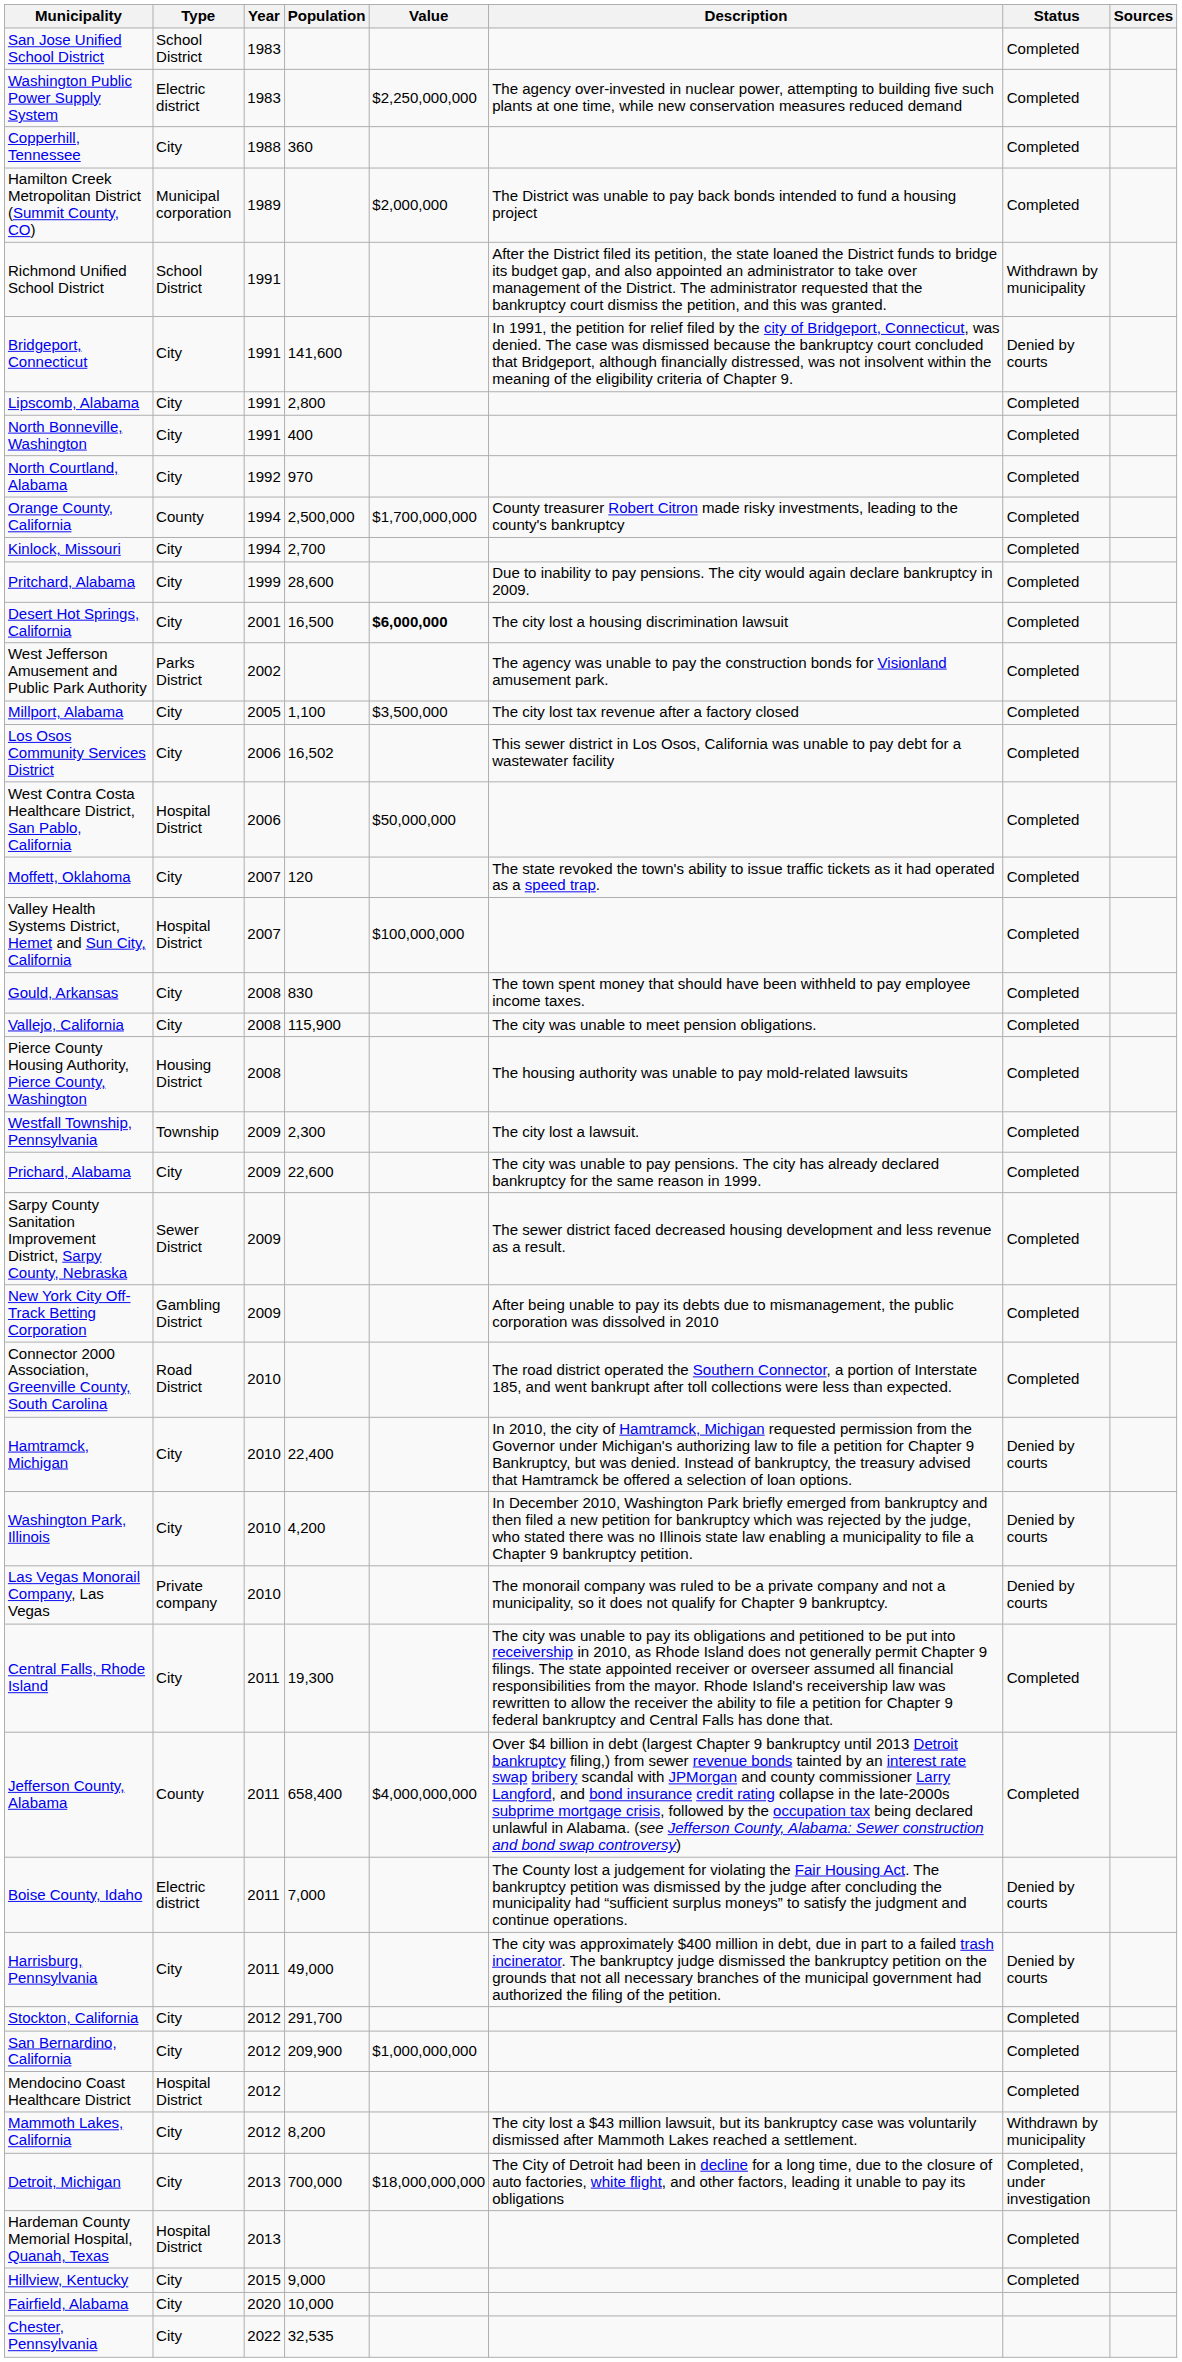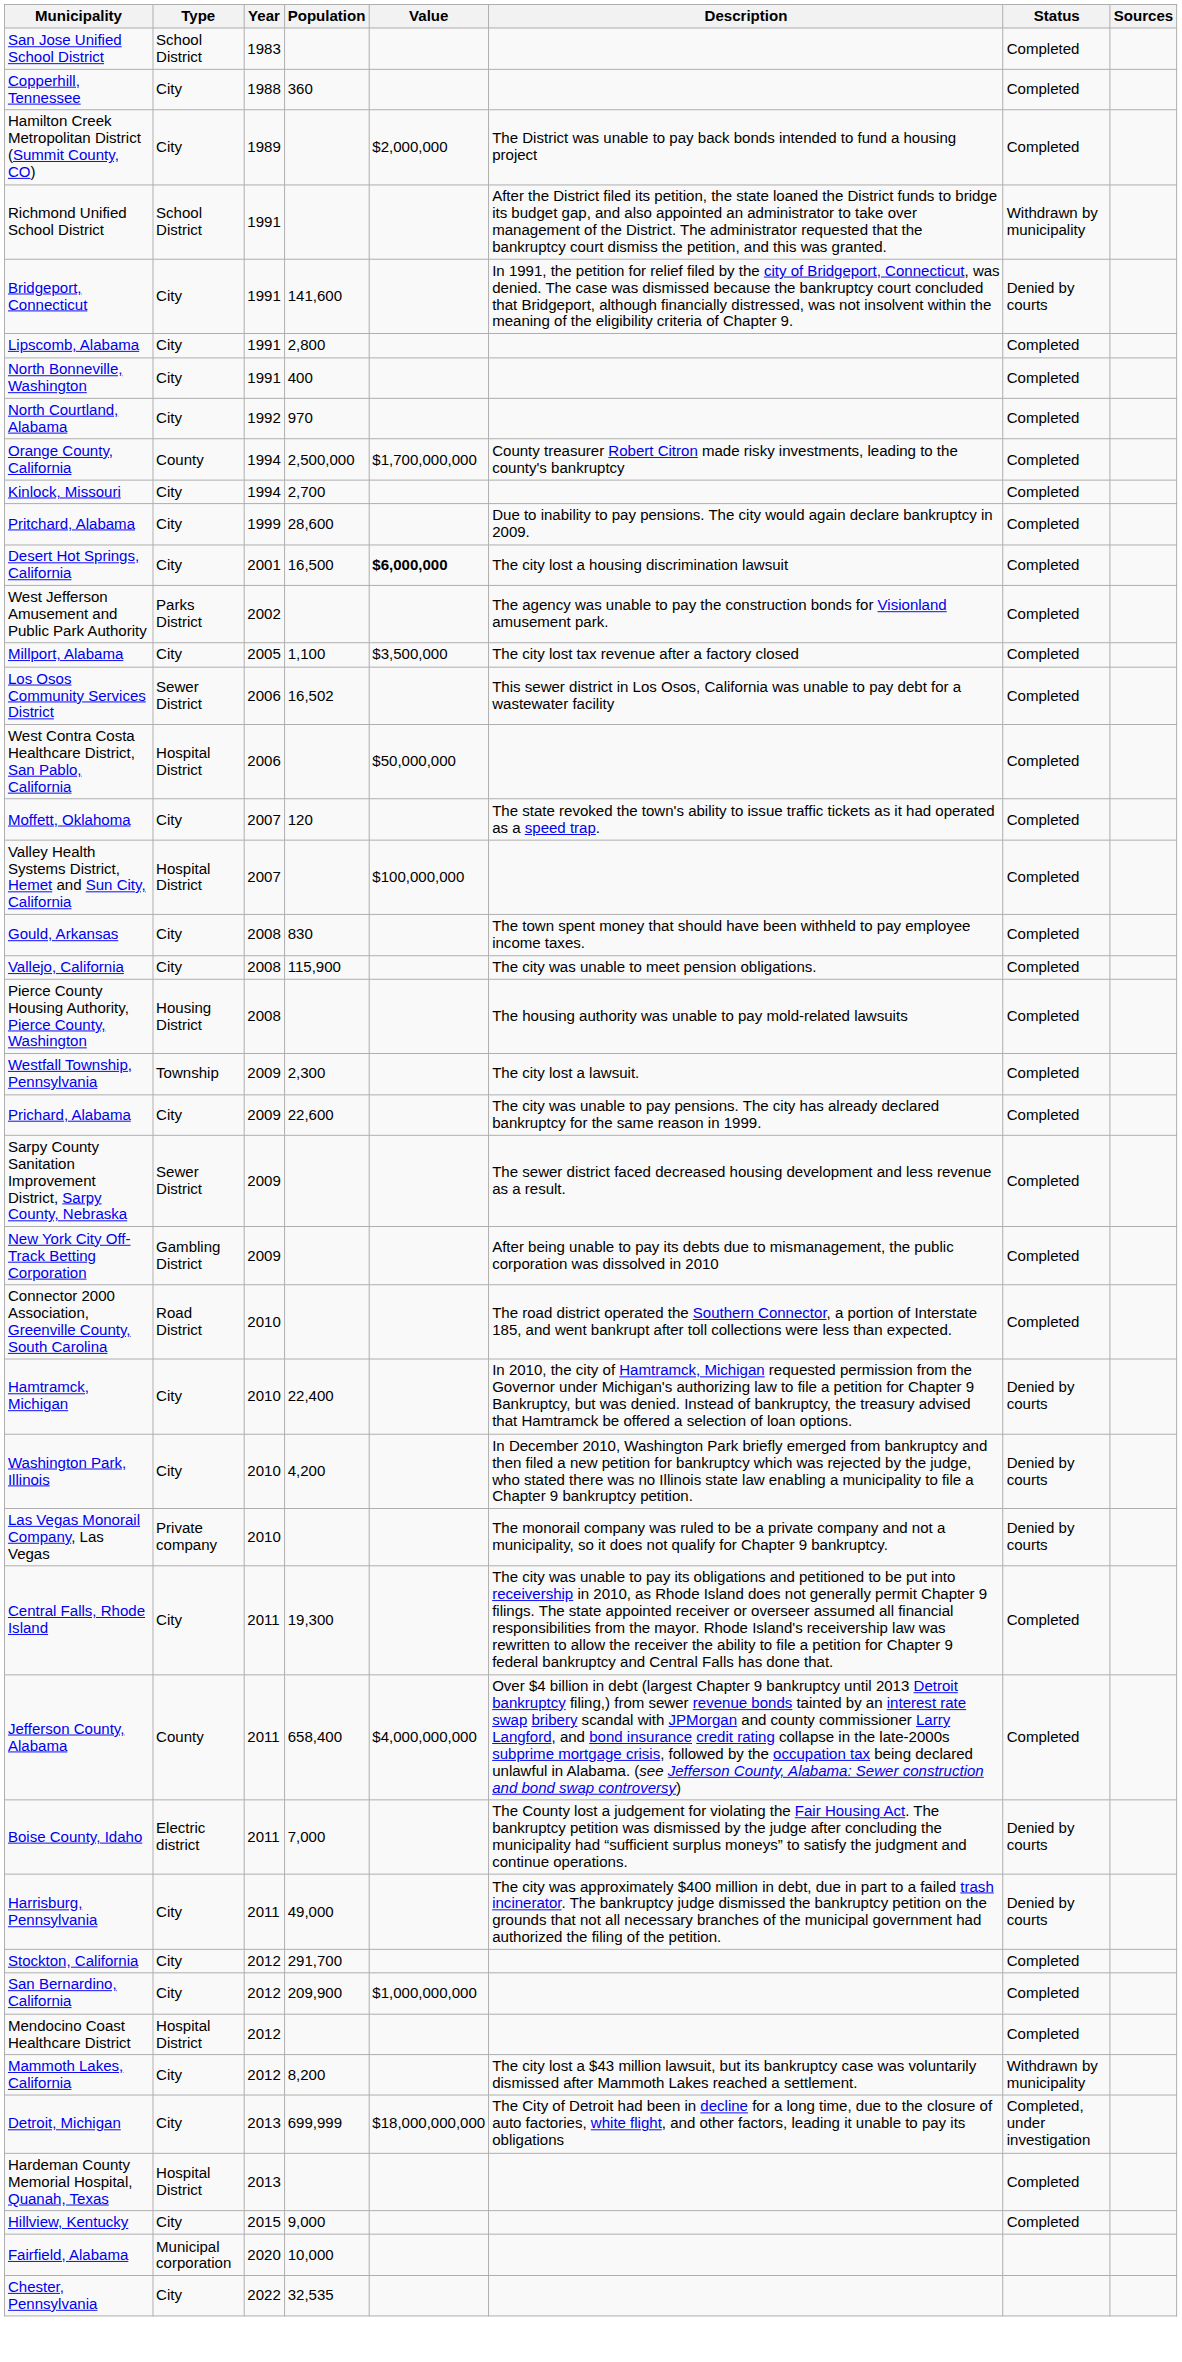- row: (70, 97)
(194, 204) Municipal corporation -> (169, 147) City
(169, 753) City -> (179, 695) Sewer District
(315, 2181) 700,000 -> (315, 2124) 699,999
(169, 2304) City -> (194, 2254) Municipal corporation
